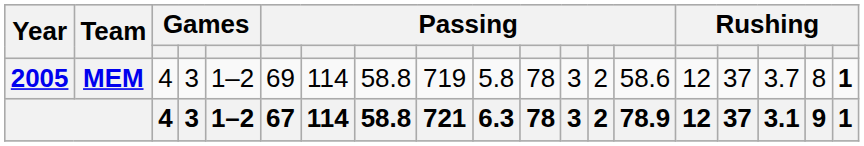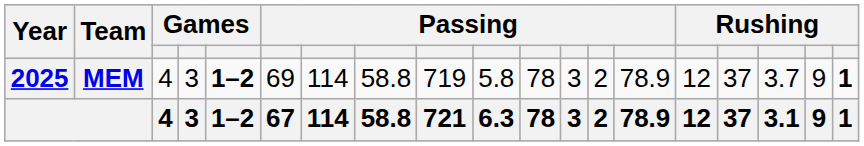(40, 78) 2005 -> (40, 78) 2025
(233, 78) normal -> (233, 78) bold
(645, 78) 58.6 -> (645, 78) 78.9
(819, 78) 8 -> (819, 78) 9
